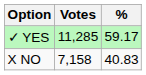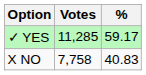(75, 59) 7,158 -> (75, 59) 7,758
